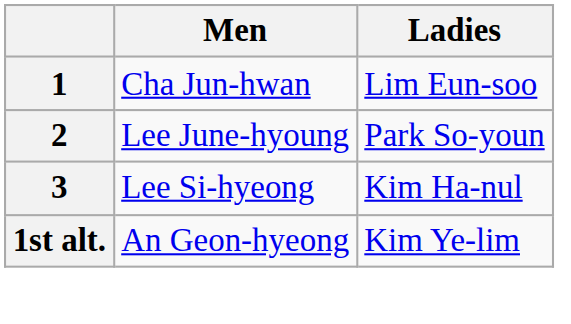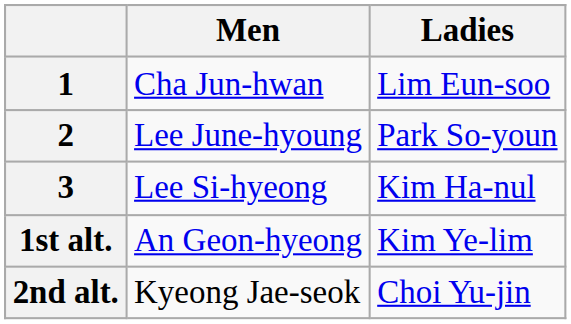+ row: (66, 291)
